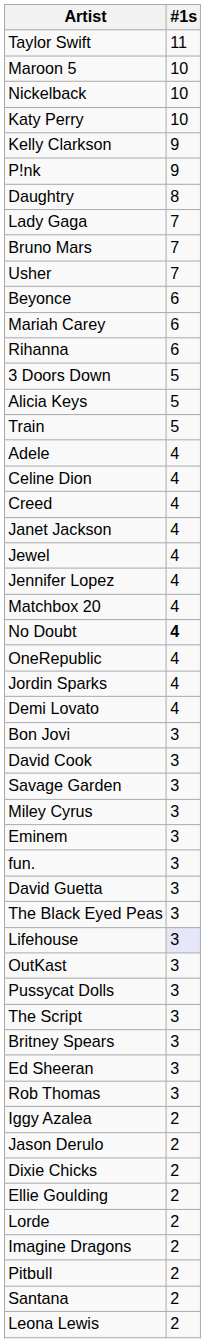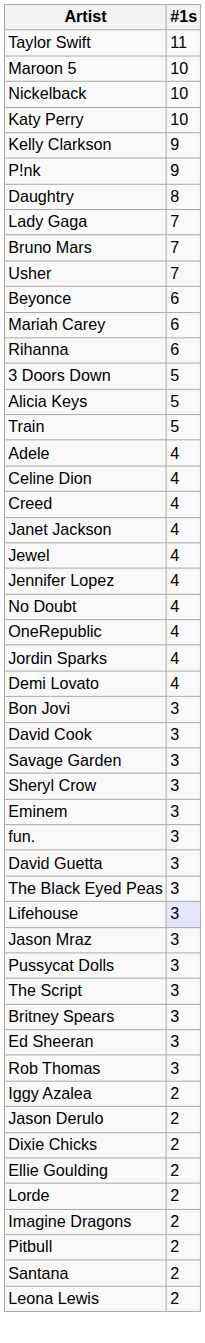- row: (54, 606)
(175, 632) bold -> (175, 606) normal
+ row: (52, 786)
- row: (50, 811)
+ row: (50, 939)
- row: (37, 965)
